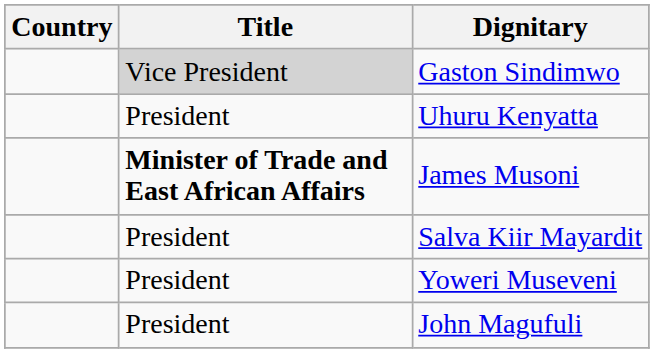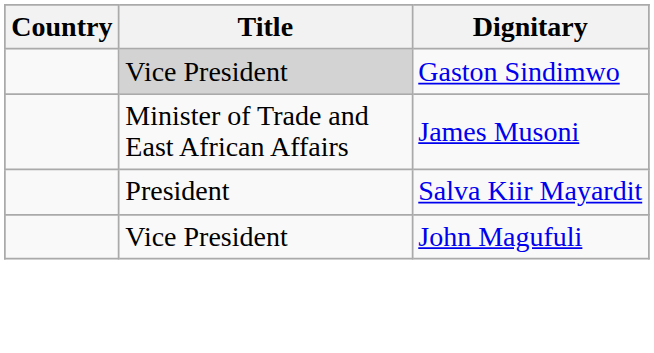- row: (508, 115)
(256, 175) bold -> (247, 131) normal
- row: (518, 280)
(177, 324) President -> (207, 235) Vice President
